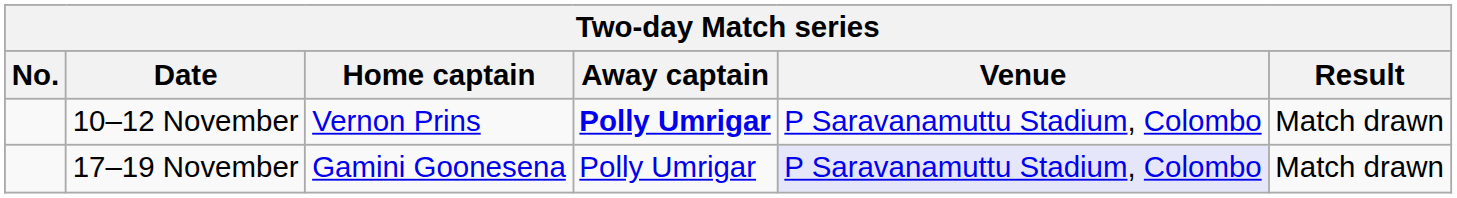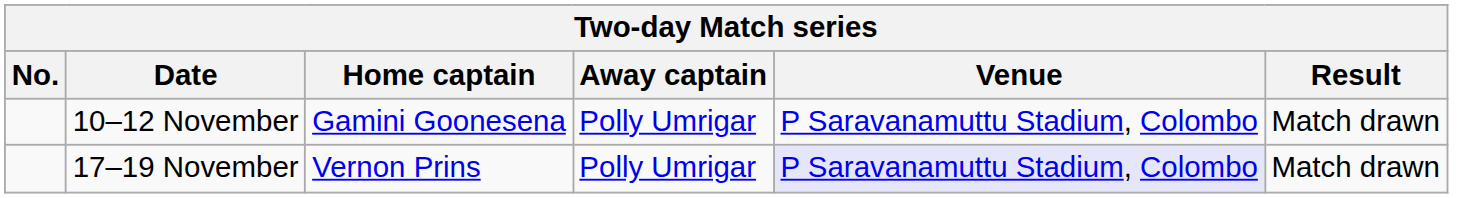(396, 121) Vernon Prins -> (439, 121) Gamini Goonesena
(675, 121) bold -> (668, 121) normal
(439, 167) Gamini Goonesena -> (396, 167) Vernon Prins
